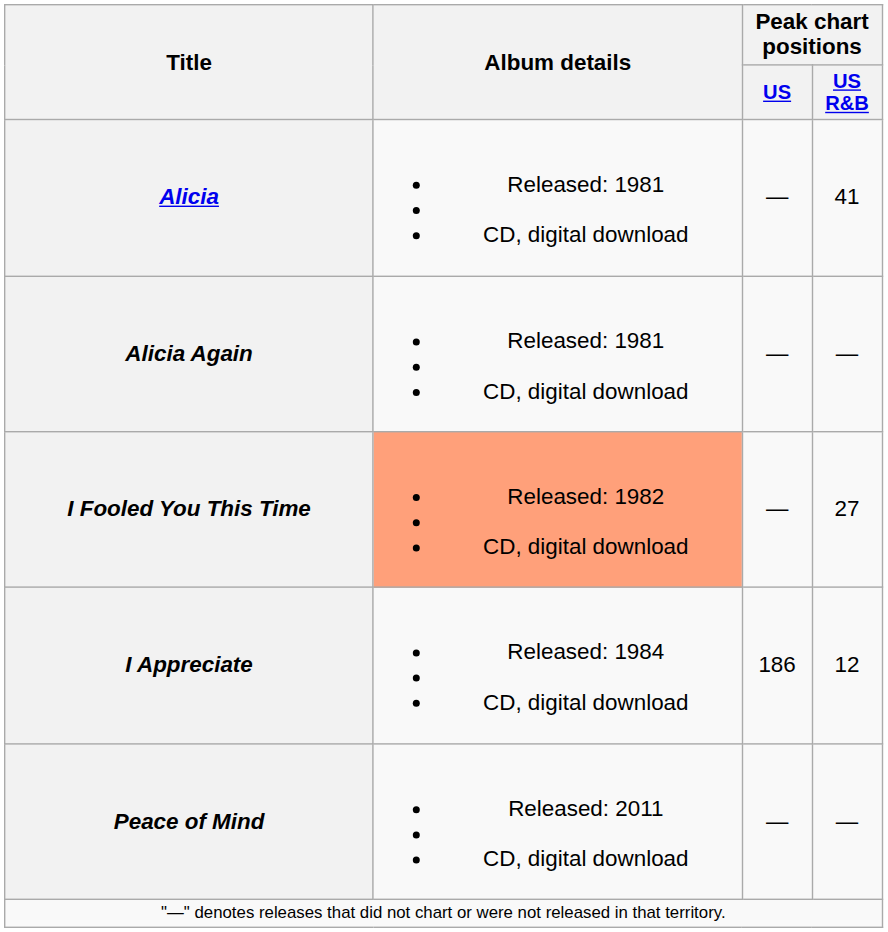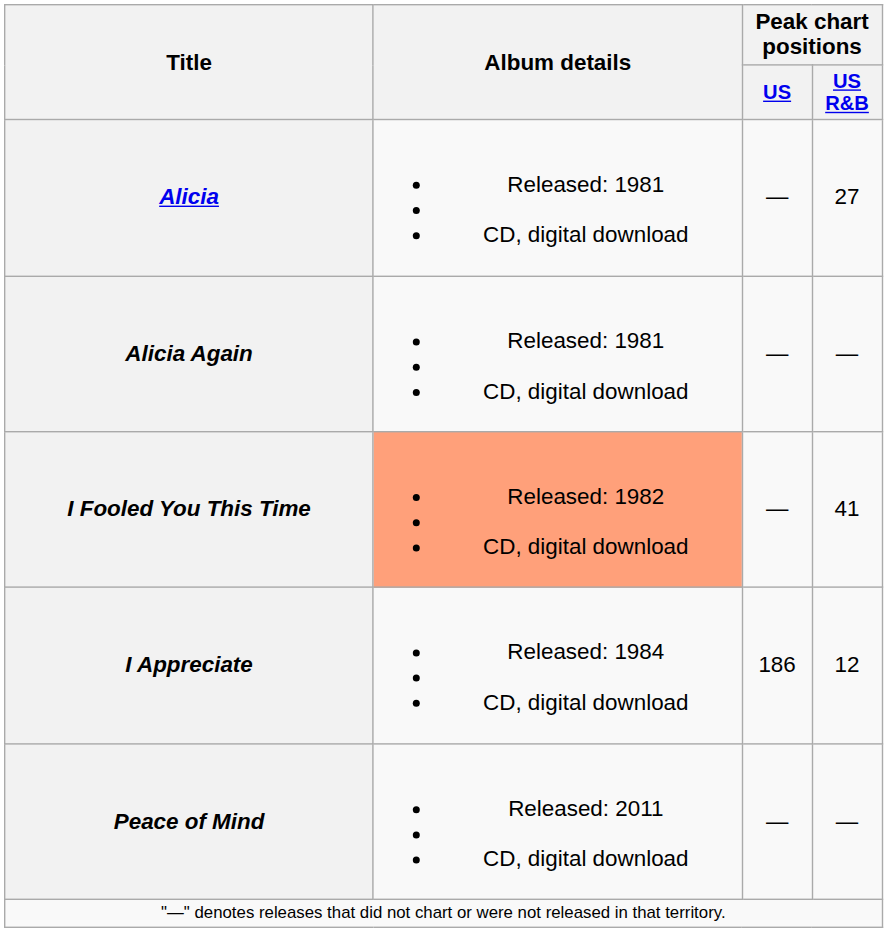(847, 197) 41 -> (847, 197) 27
(847, 509) 27 -> (847, 509) 41
